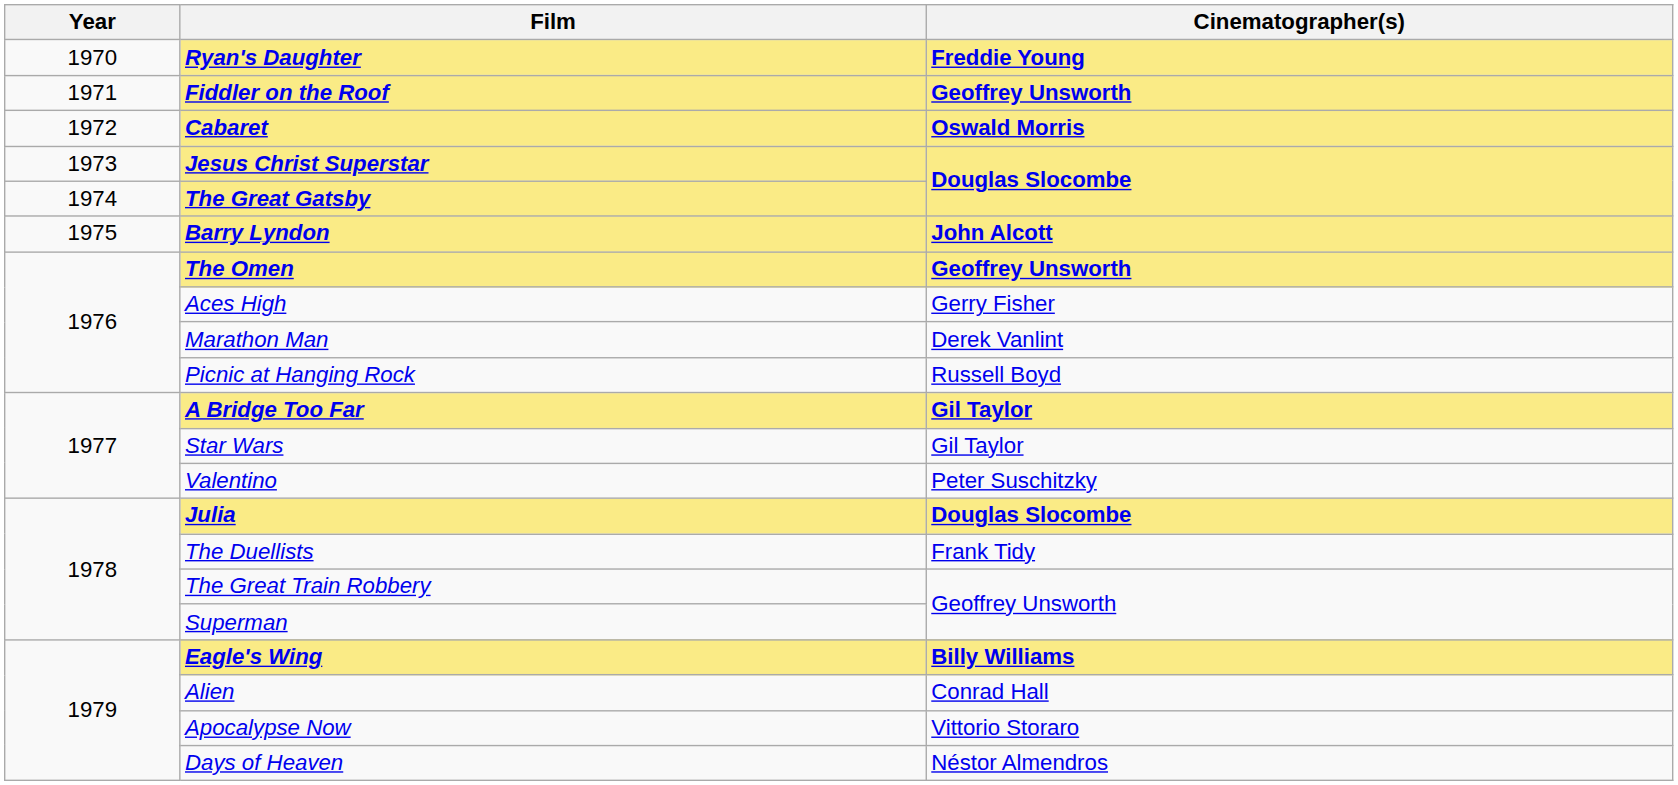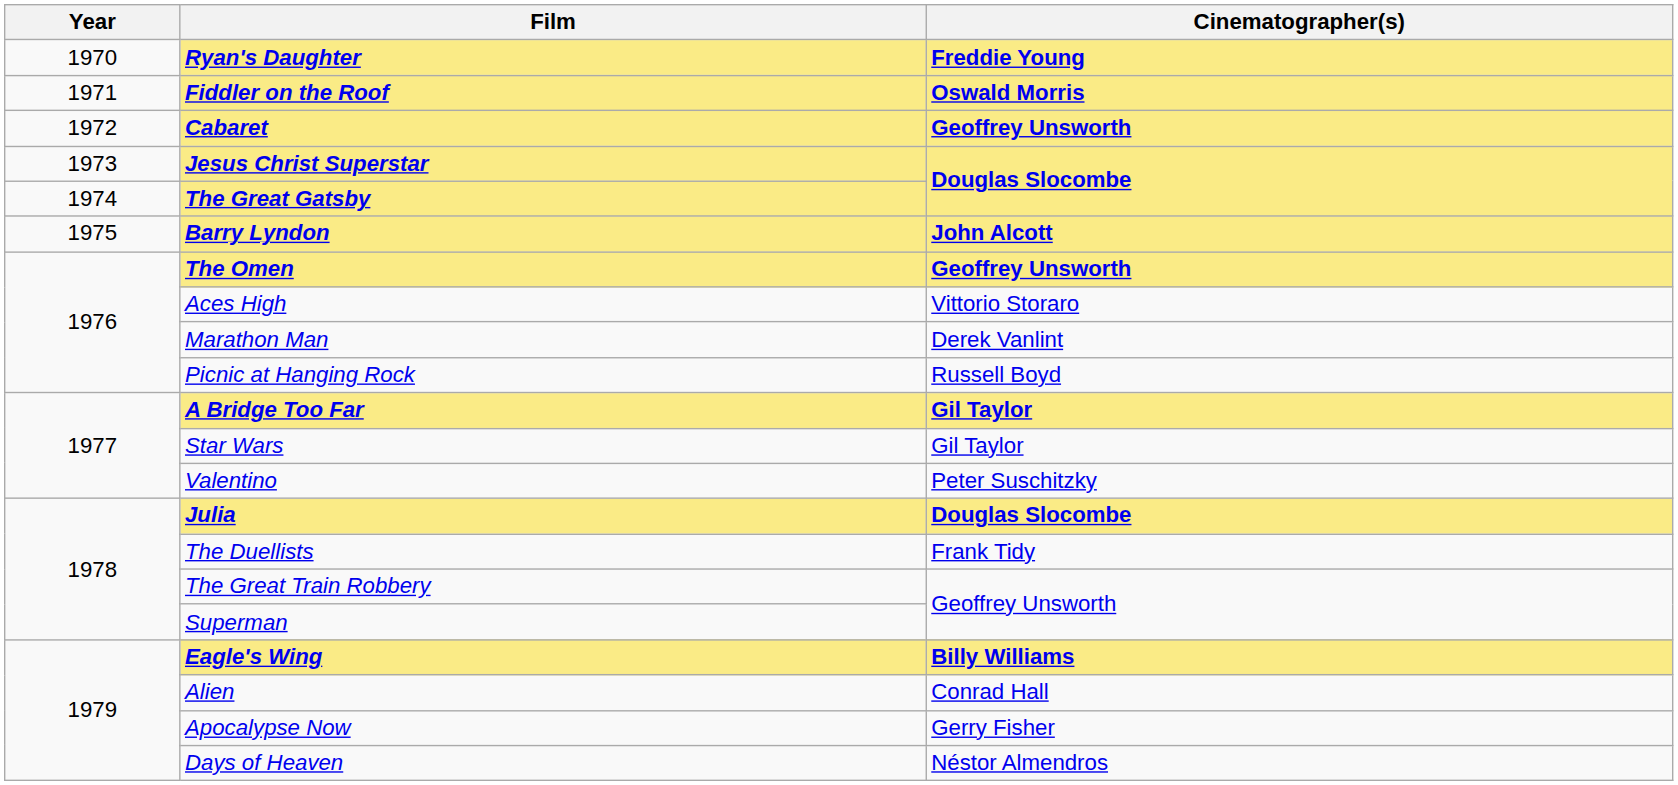(1031, 92) Geoffrey Unsworth -> (1008, 92) Oswald Morris
(1008, 127) Oswald Morris -> (1031, 127) Geoffrey Unsworth
(993, 304) Gerry Fisher -> (1005, 304) Vittorio Storaro
(1005, 727) Vittorio Storaro -> (993, 727) Gerry Fisher
